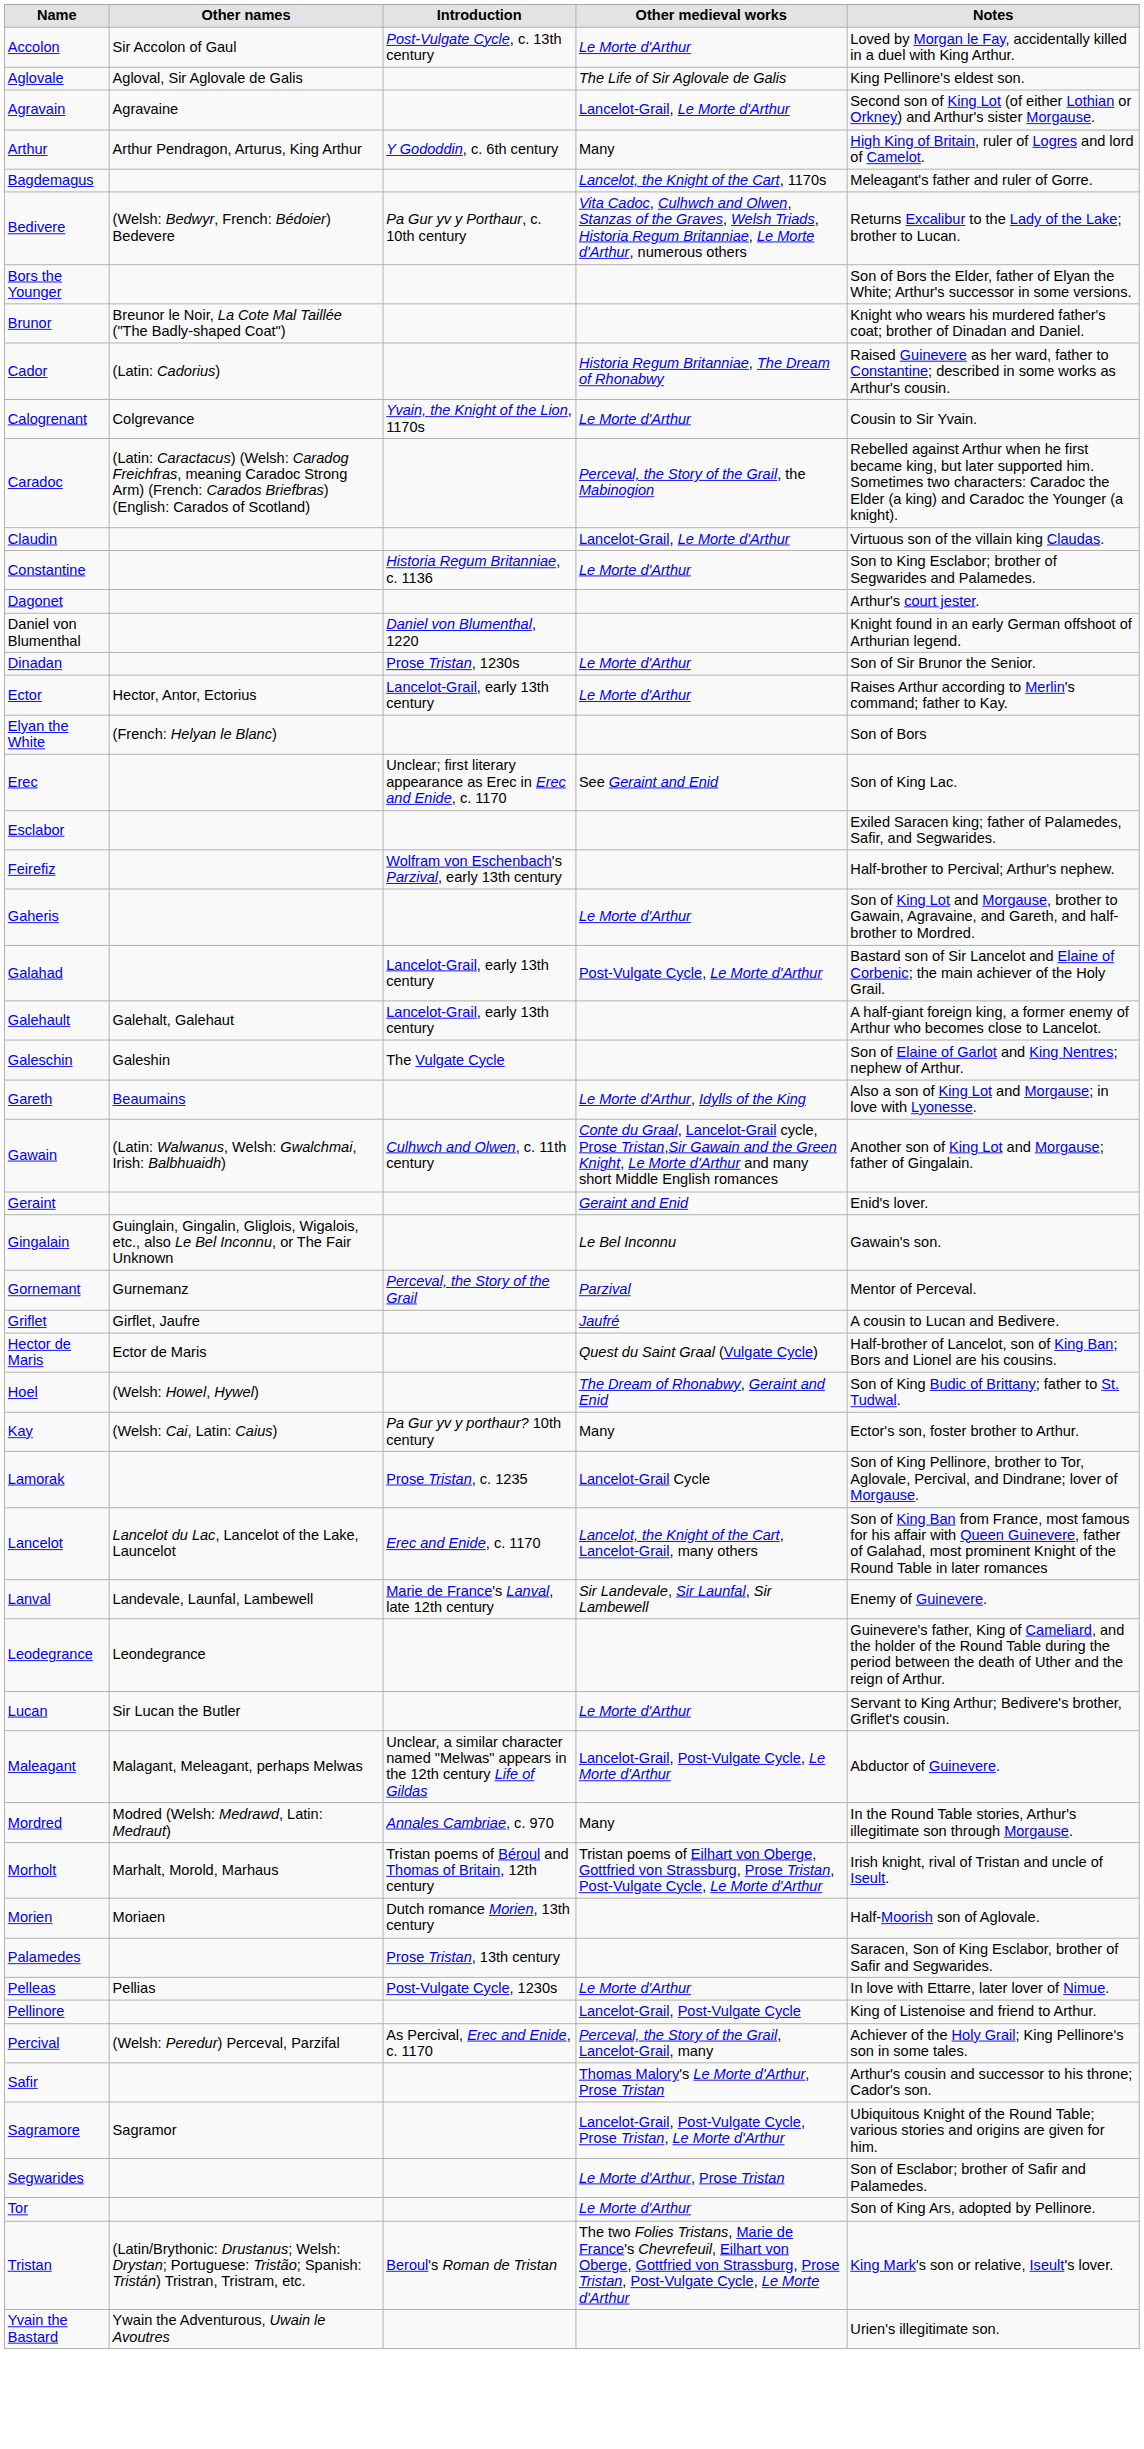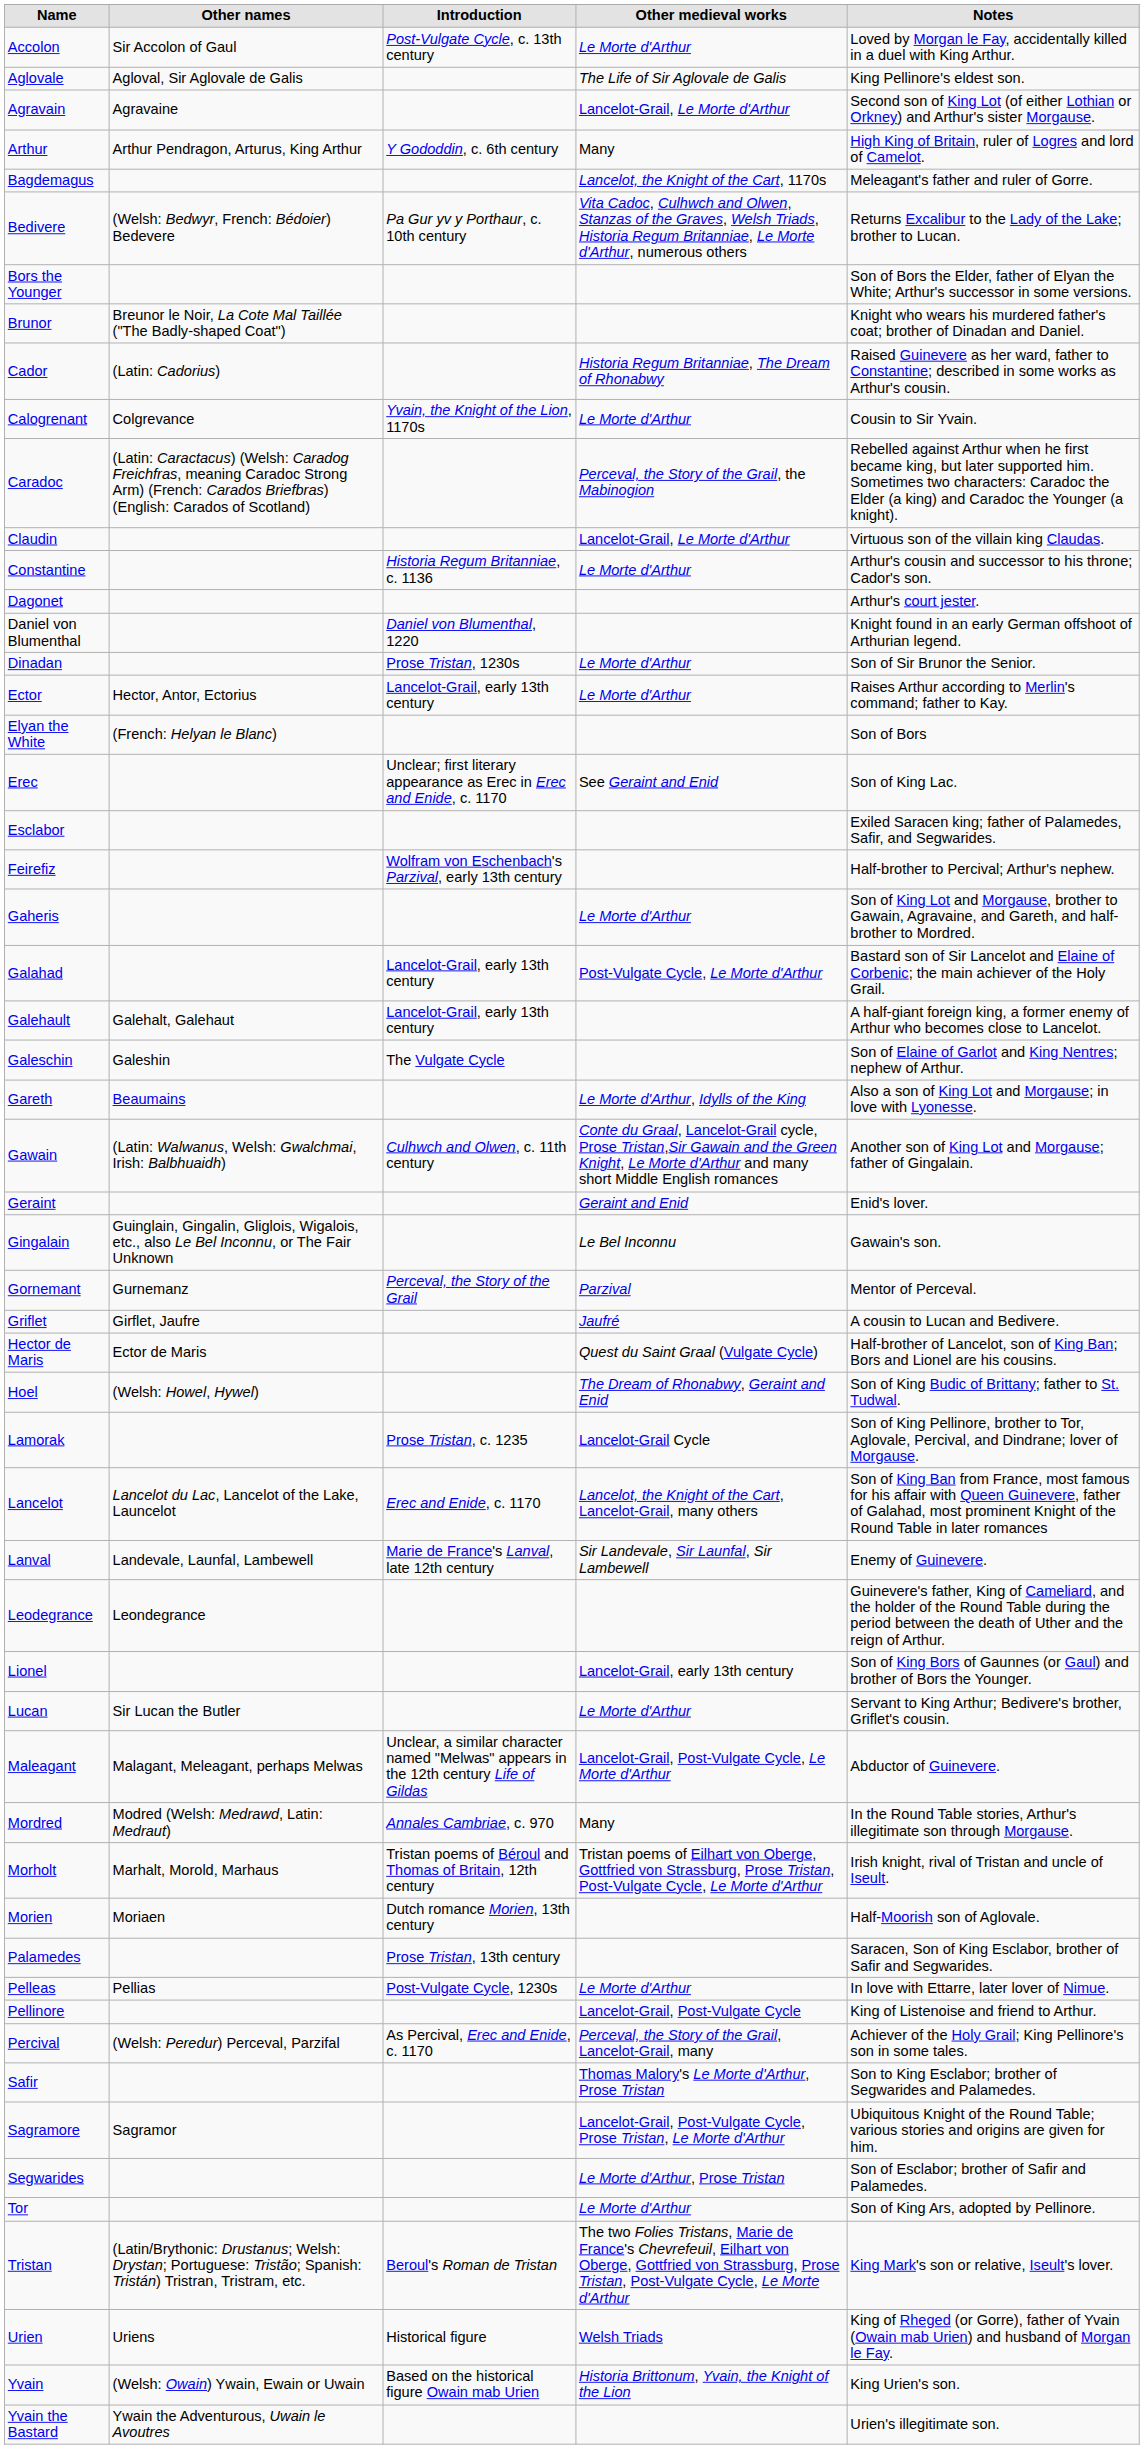(954, 570) Son to King Esclabor; brother of Segwarides and Palamedes. -> (991, 570) Arthur's cousin and successor to his throne; Cador's son.
- row: (20, 1431)
+ row: (27, 1671)
(991, 2082) Arthur's cousin and successor to his throne; Cador's son. -> (954, 2082) Son to King Esclabor; brother of Segwarides and Palamedes.
+ row: (25, 2337)
+ row: (26, 2385)
